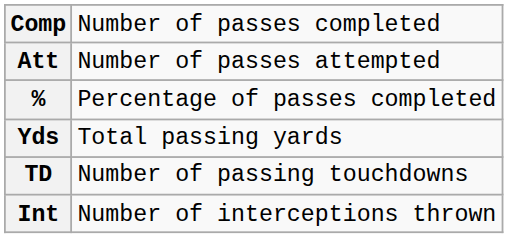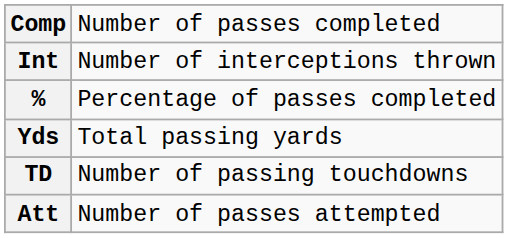rows swapped: (38, 62) <-> (38, 213)
